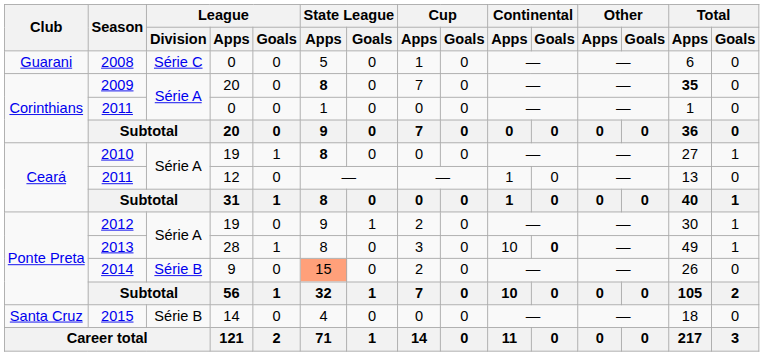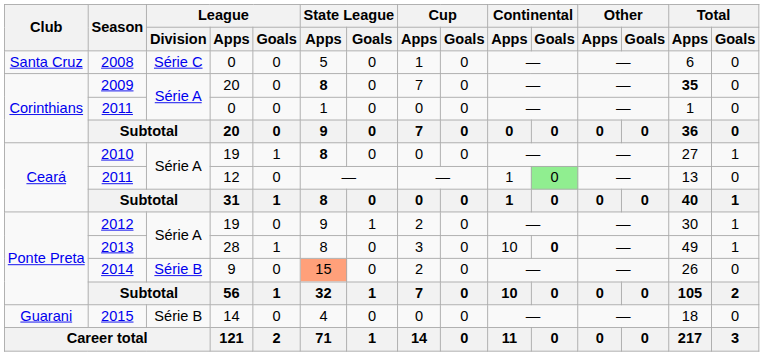(46, 62) Guarani -> (46, 62) Santa Cruz
(555, 177) no background -> (555, 177) lightgreen background
(46, 316) Santa Cruz -> (46, 316) Guarani
